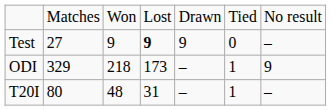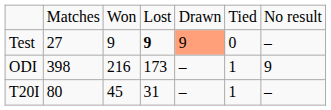(183, 42) no background -> (183, 42) lightsalmon background
(59, 67) 329 -> (59, 67) 398
(119, 67) 218 -> (119, 67) 216
(115, 92) 48 -> (115, 92) 45
